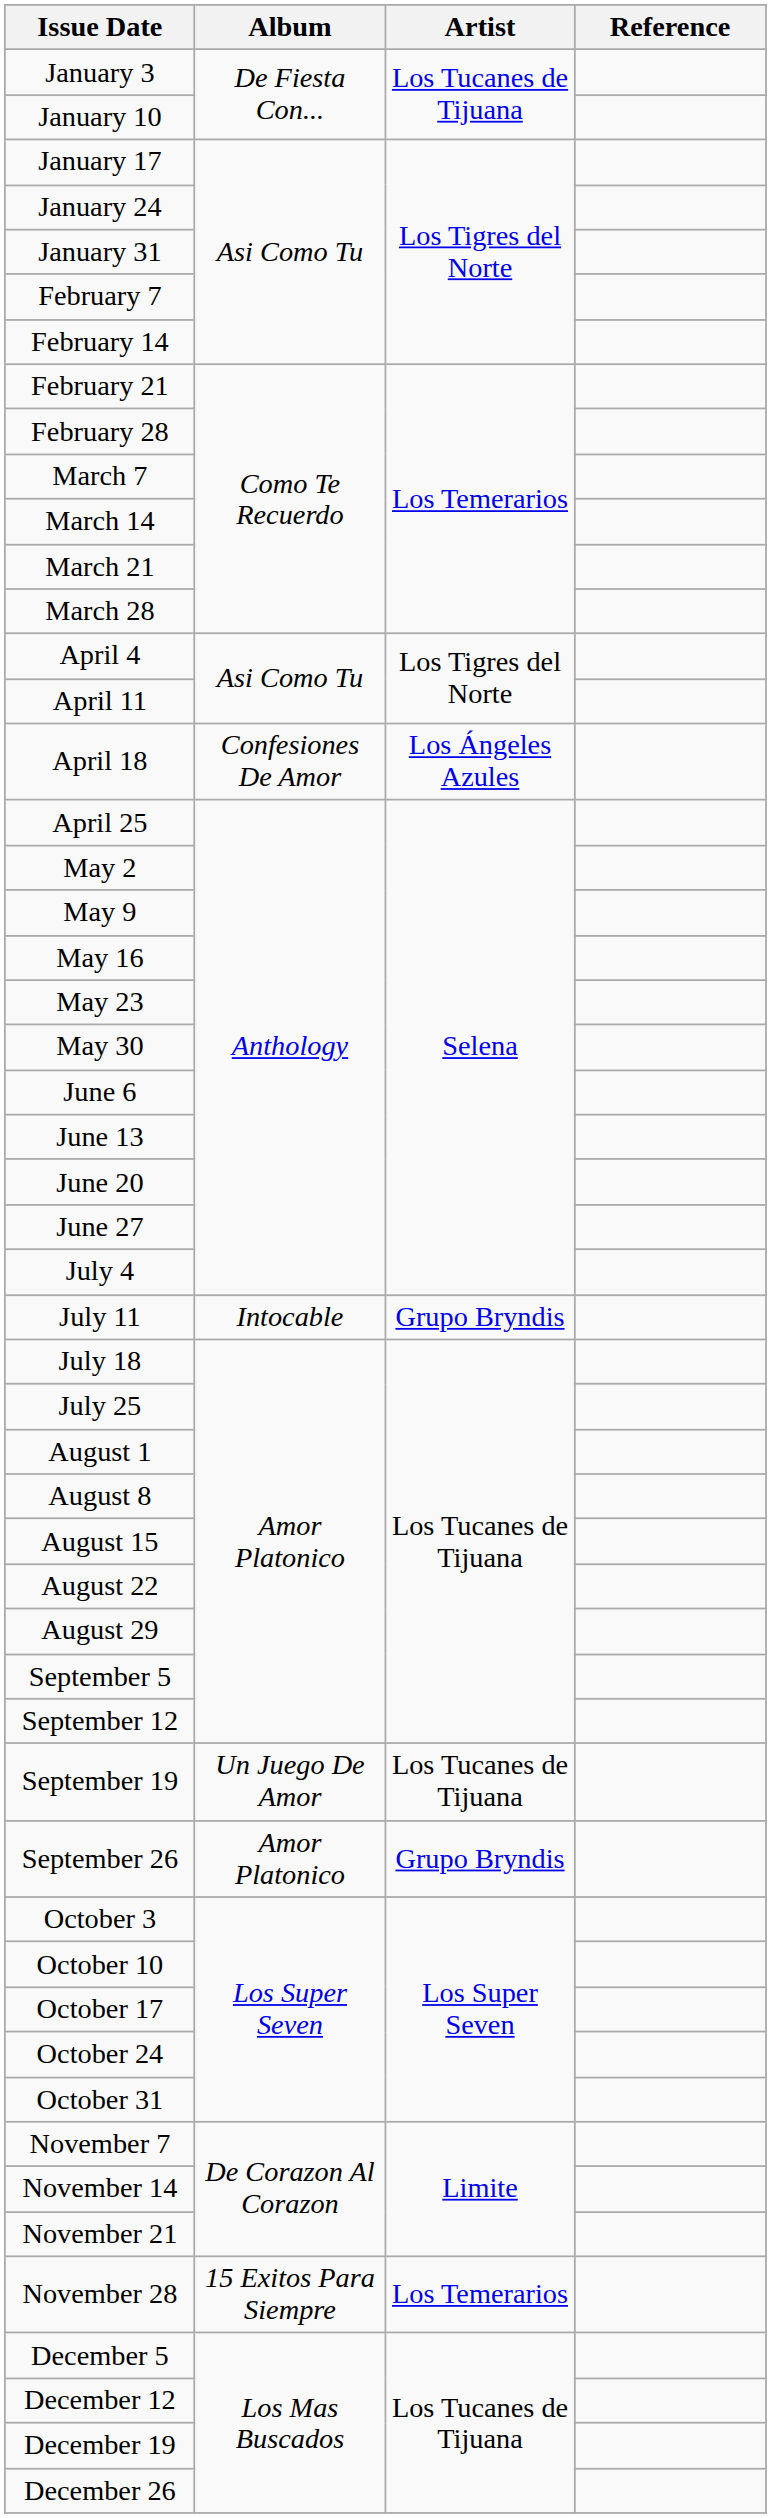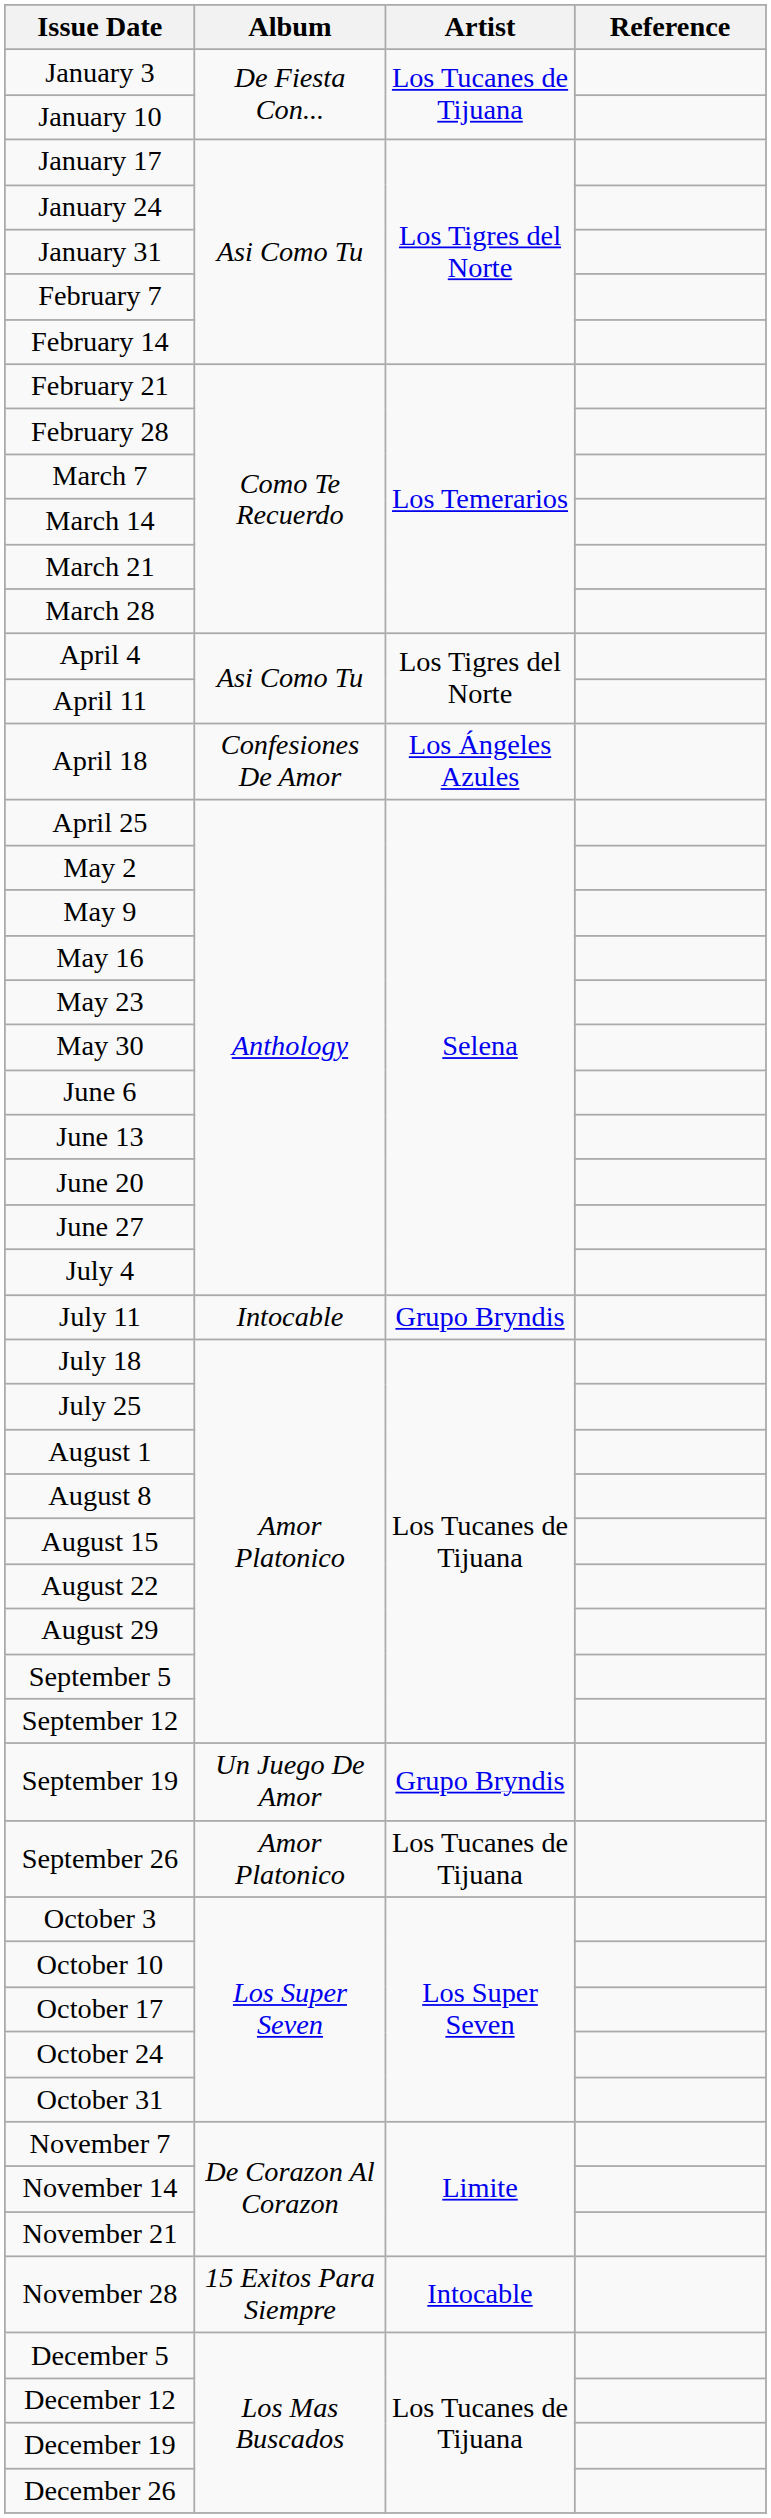(480, 1781) Los Tucanes de Tijuana -> (480, 1781) Grupo Bryndis
(480, 1858) Grupo Bryndis -> (480, 1858) Los Tucanes de Tijuana
(480, 2294) Los Temerarios -> (480, 2294) Intocable
